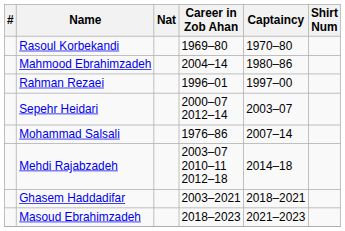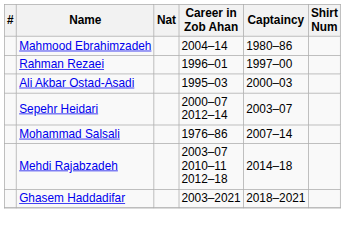- row: (69, 45)
+ row: (77, 83)
- row: (80, 217)
